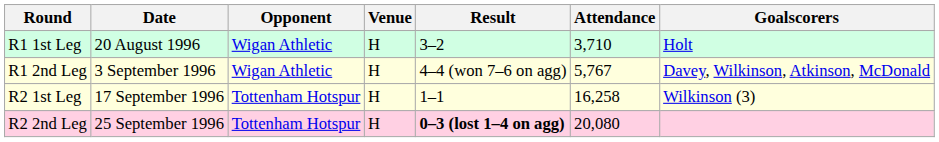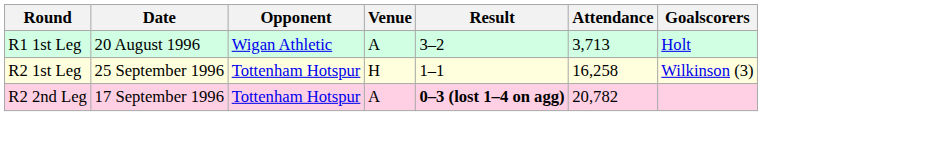(374, 44) H -> (374, 44) A
(593, 44) 3,710 -> (591, 44) 3,713
- row: (48, 70)
(159, 96) 17 September 1996 -> (159, 70) 25 September 1996
(159, 123) 25 September 1996 -> (159, 96) 17 September 1996
(374, 123) H -> (374, 96) A
(597, 123) 20,080 -> (595, 96) 20,782
